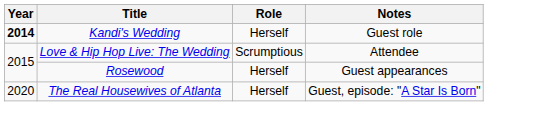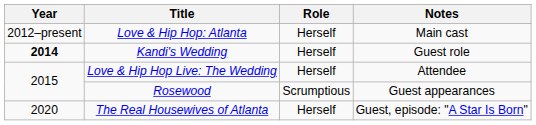+ row: (182, 33)
(269, 52) Scrumptious -> (316, 71) Herself
(269, 71) Herself -> (316, 91) Scrumptious
